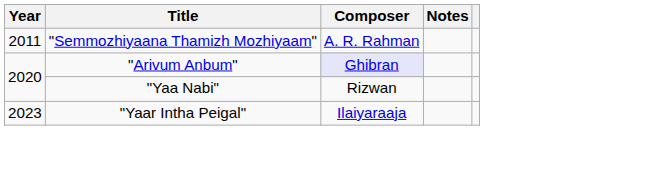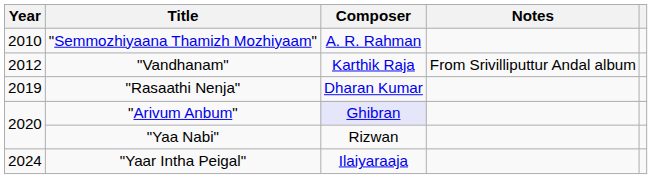(25, 40) 2011 -> (25, 40) 2010
+ row: (183, 64)
+ row: (183, 88)
(25, 112) 2023 -> (25, 161) 2024
